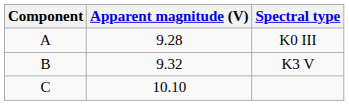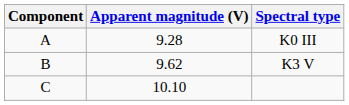(169, 64) 9.32 -> (169, 64) 9.62
